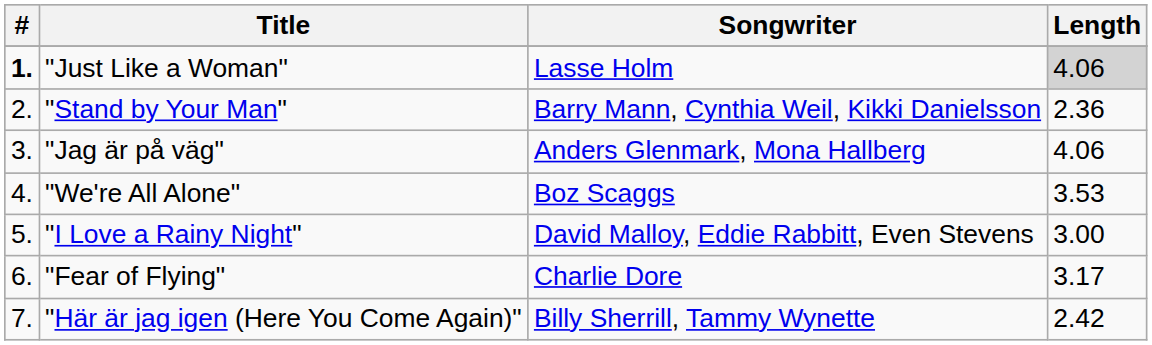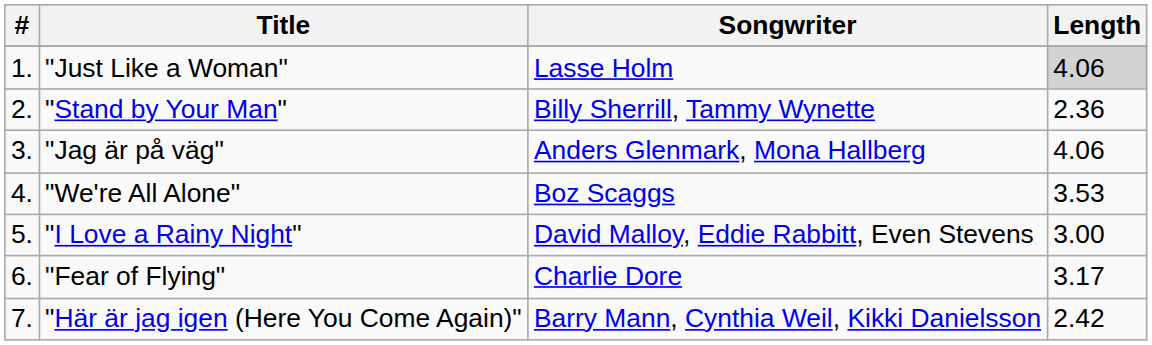(22, 67) bold -> (22, 67) normal
(788, 109) Barry Mann, Cynthia Weil, Kikki Danielsson -> (704, 109) Billy Sherrill, Tammy Wynette
(704, 318) Billy Sherrill, Tammy Wynette -> (788, 318) Barry Mann, Cynthia Weil, Kikki Danielsson
